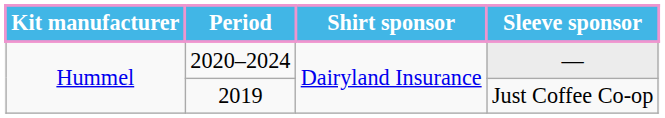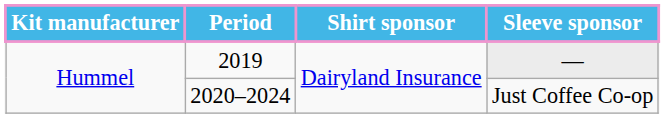(240, 60) 2020–2024 -> (240, 60) 2019
(240, 95) 2019 -> (240, 95) 2020–2024
